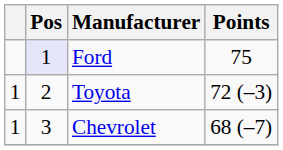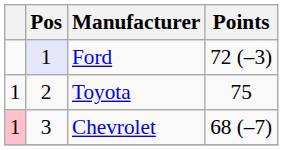(241, 57) 75 -> (241, 57) 72 (–3)
(241, 92) 72 (–3) -> (241, 92) 75
(15, 127) no background -> (15, 127) pink background
